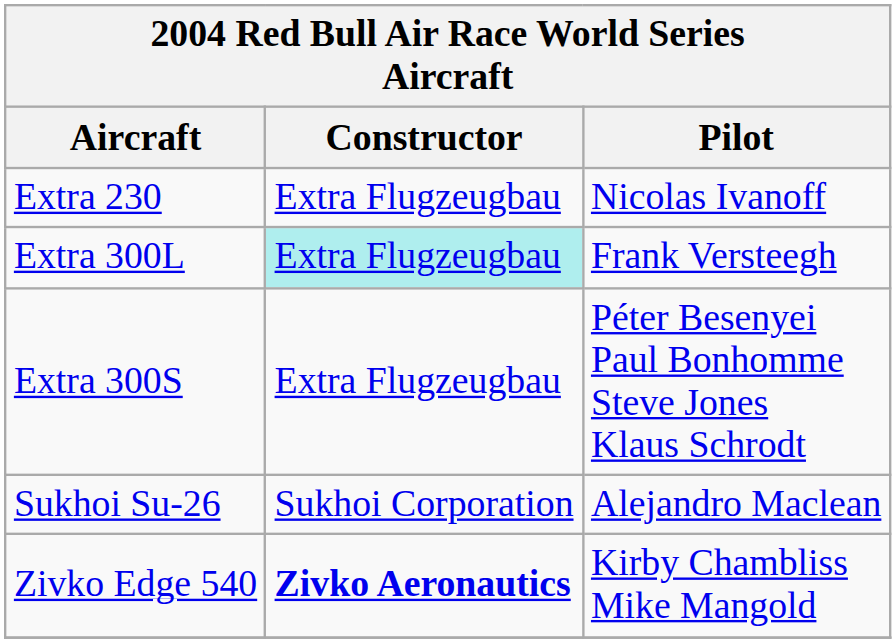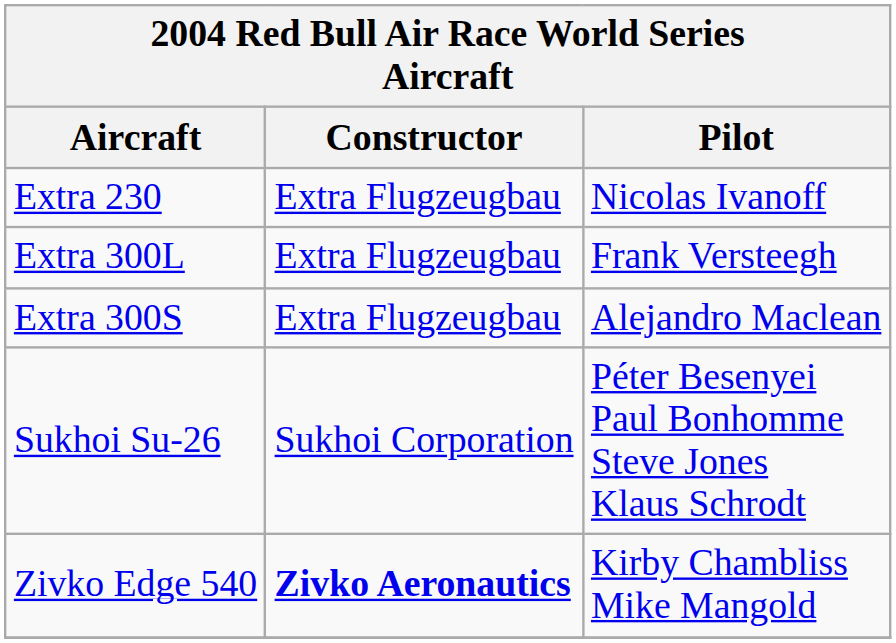(418, 256) paleturquoise background -> (418, 256) no background
(717, 380) Péter Besenyei Paul Bonhomme Steve Jones Klaus Schrodt -> (736, 316) Alejandro Maclean
(736, 503) Alejandro Maclean -> (717, 440) Péter Besenyei Paul Bonhomme Steve Jones Klaus Schrodt
